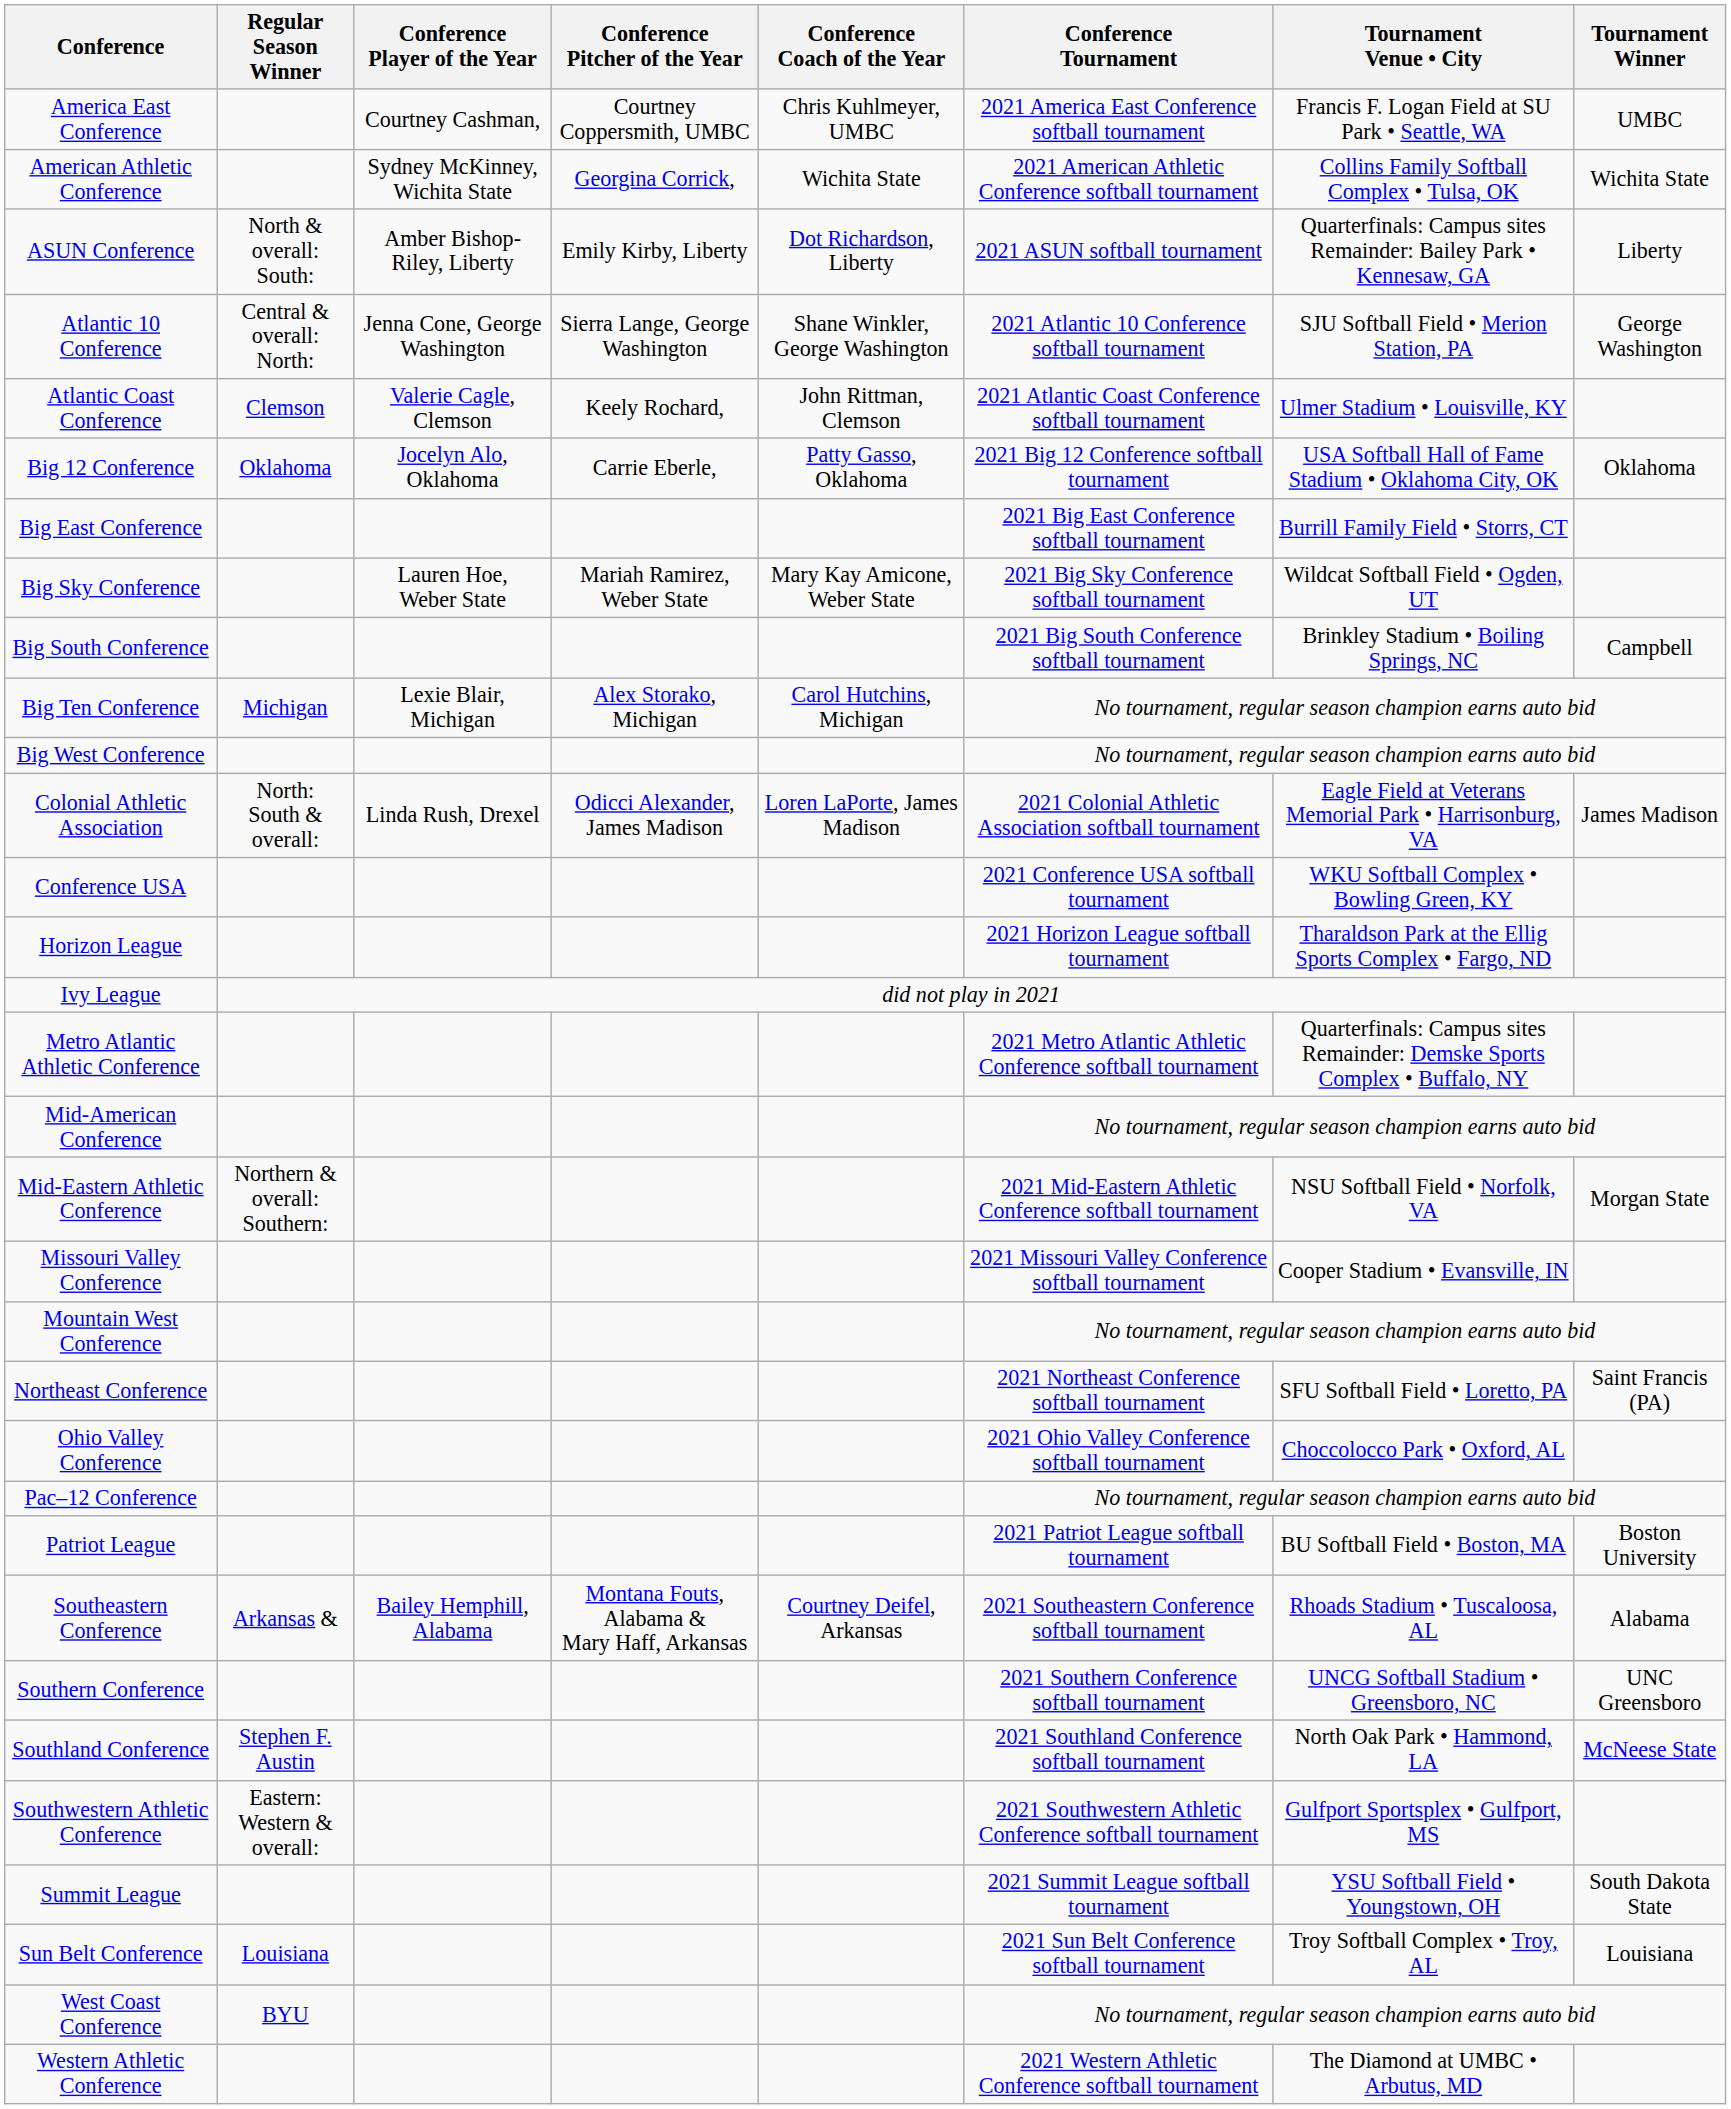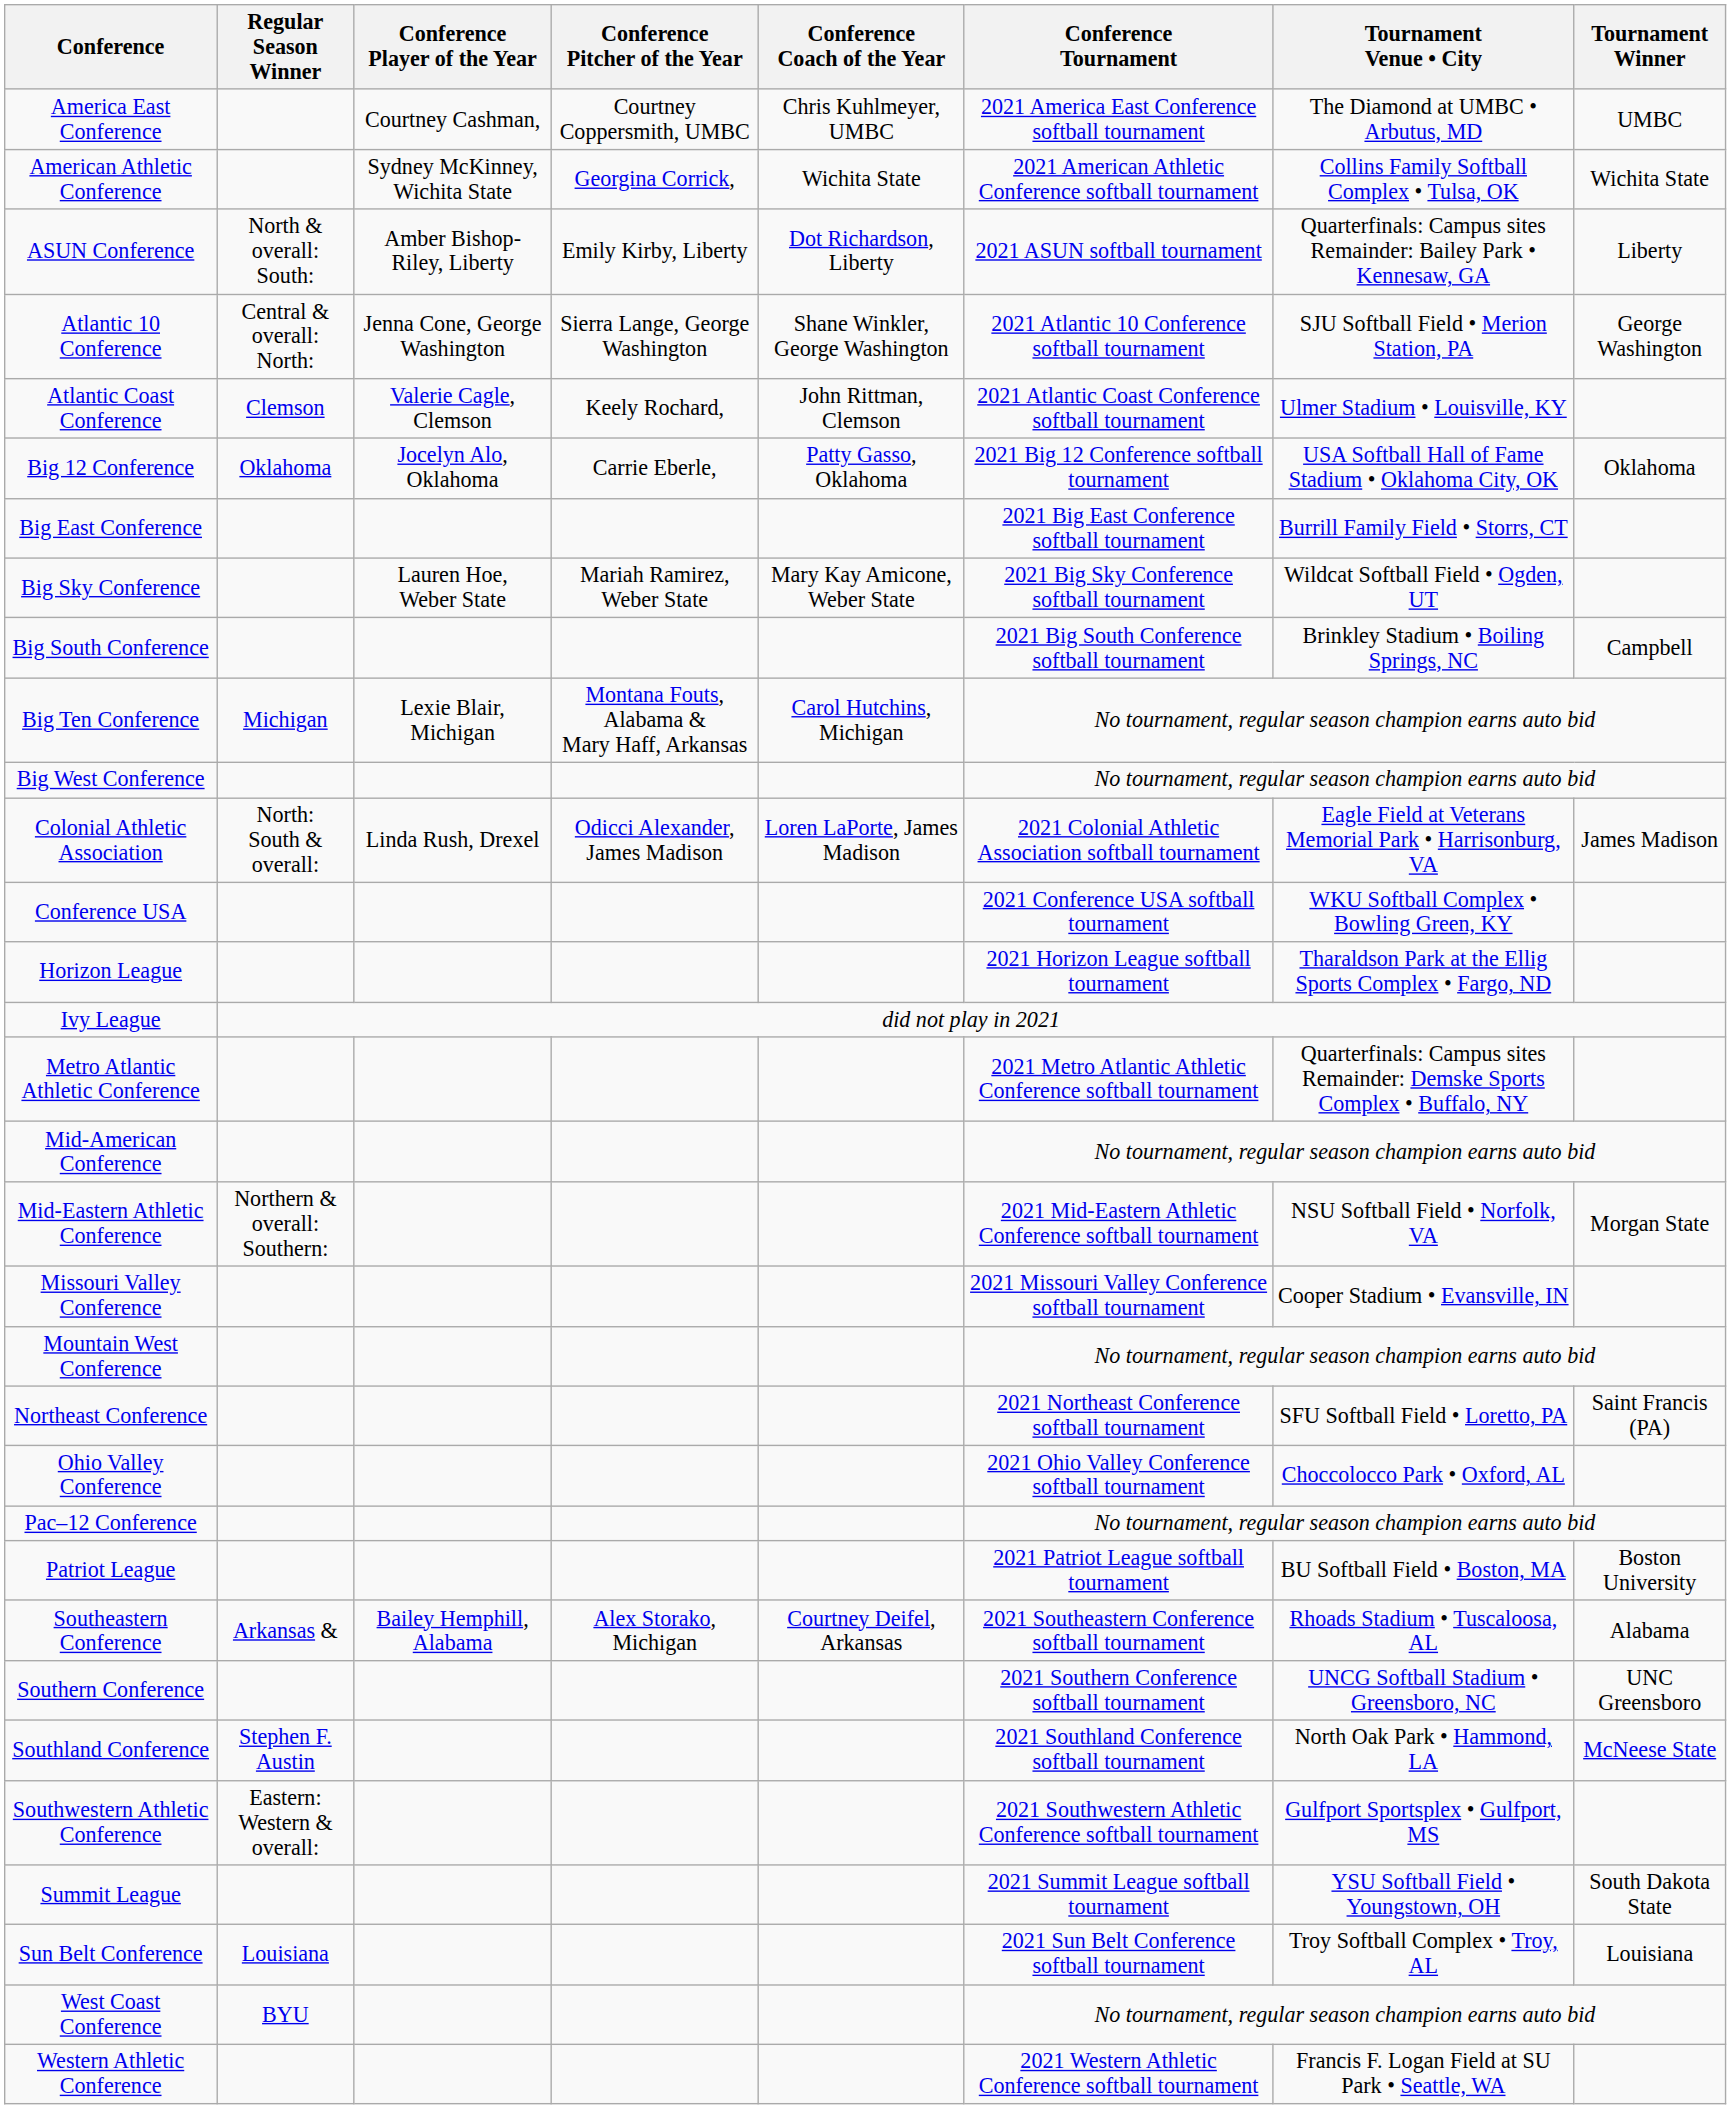(1423, 119) Francis F. Logan Field at SU Park • Seattle, WA -> (1423, 119) The Diamond at UMBC • Arbutus, MD
(655, 707) Alex Storako, Michigan -> (655, 719) Montana Fouts, Alabama & Mary Haff, Arkansas
(655, 1617) Montana Fouts, Alabama & Mary Haff, Arkansas -> (655, 1630) Alex Storako, Michigan
(1423, 2074) The Diamond at UMBC • Arbutus, MD -> (1423, 2074) Francis F. Logan Field at SU Park • Seattle, WA
